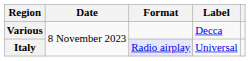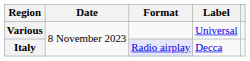(209, 30) Decca -> (216, 30) Universal
(216, 47) Universal -> (209, 47) Decca
